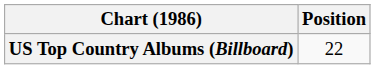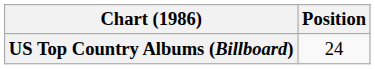(334, 48) 22 -> (334, 48) 24
